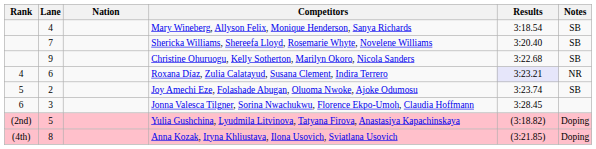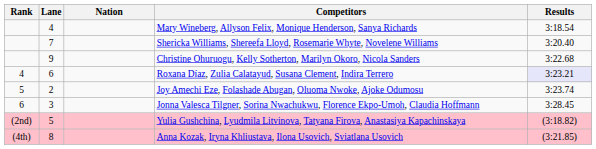- column: (575, 12)
